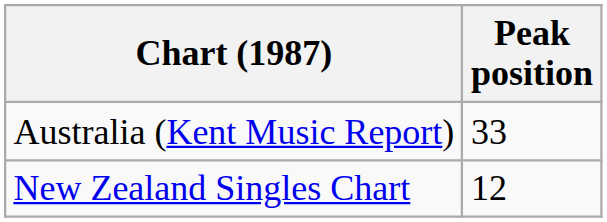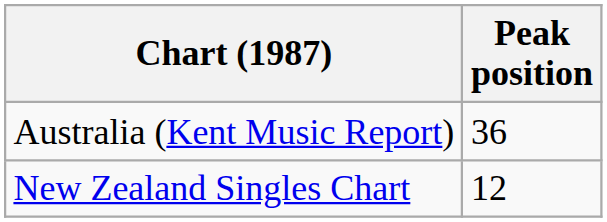(489, 130) 33 -> (489, 130) 36
